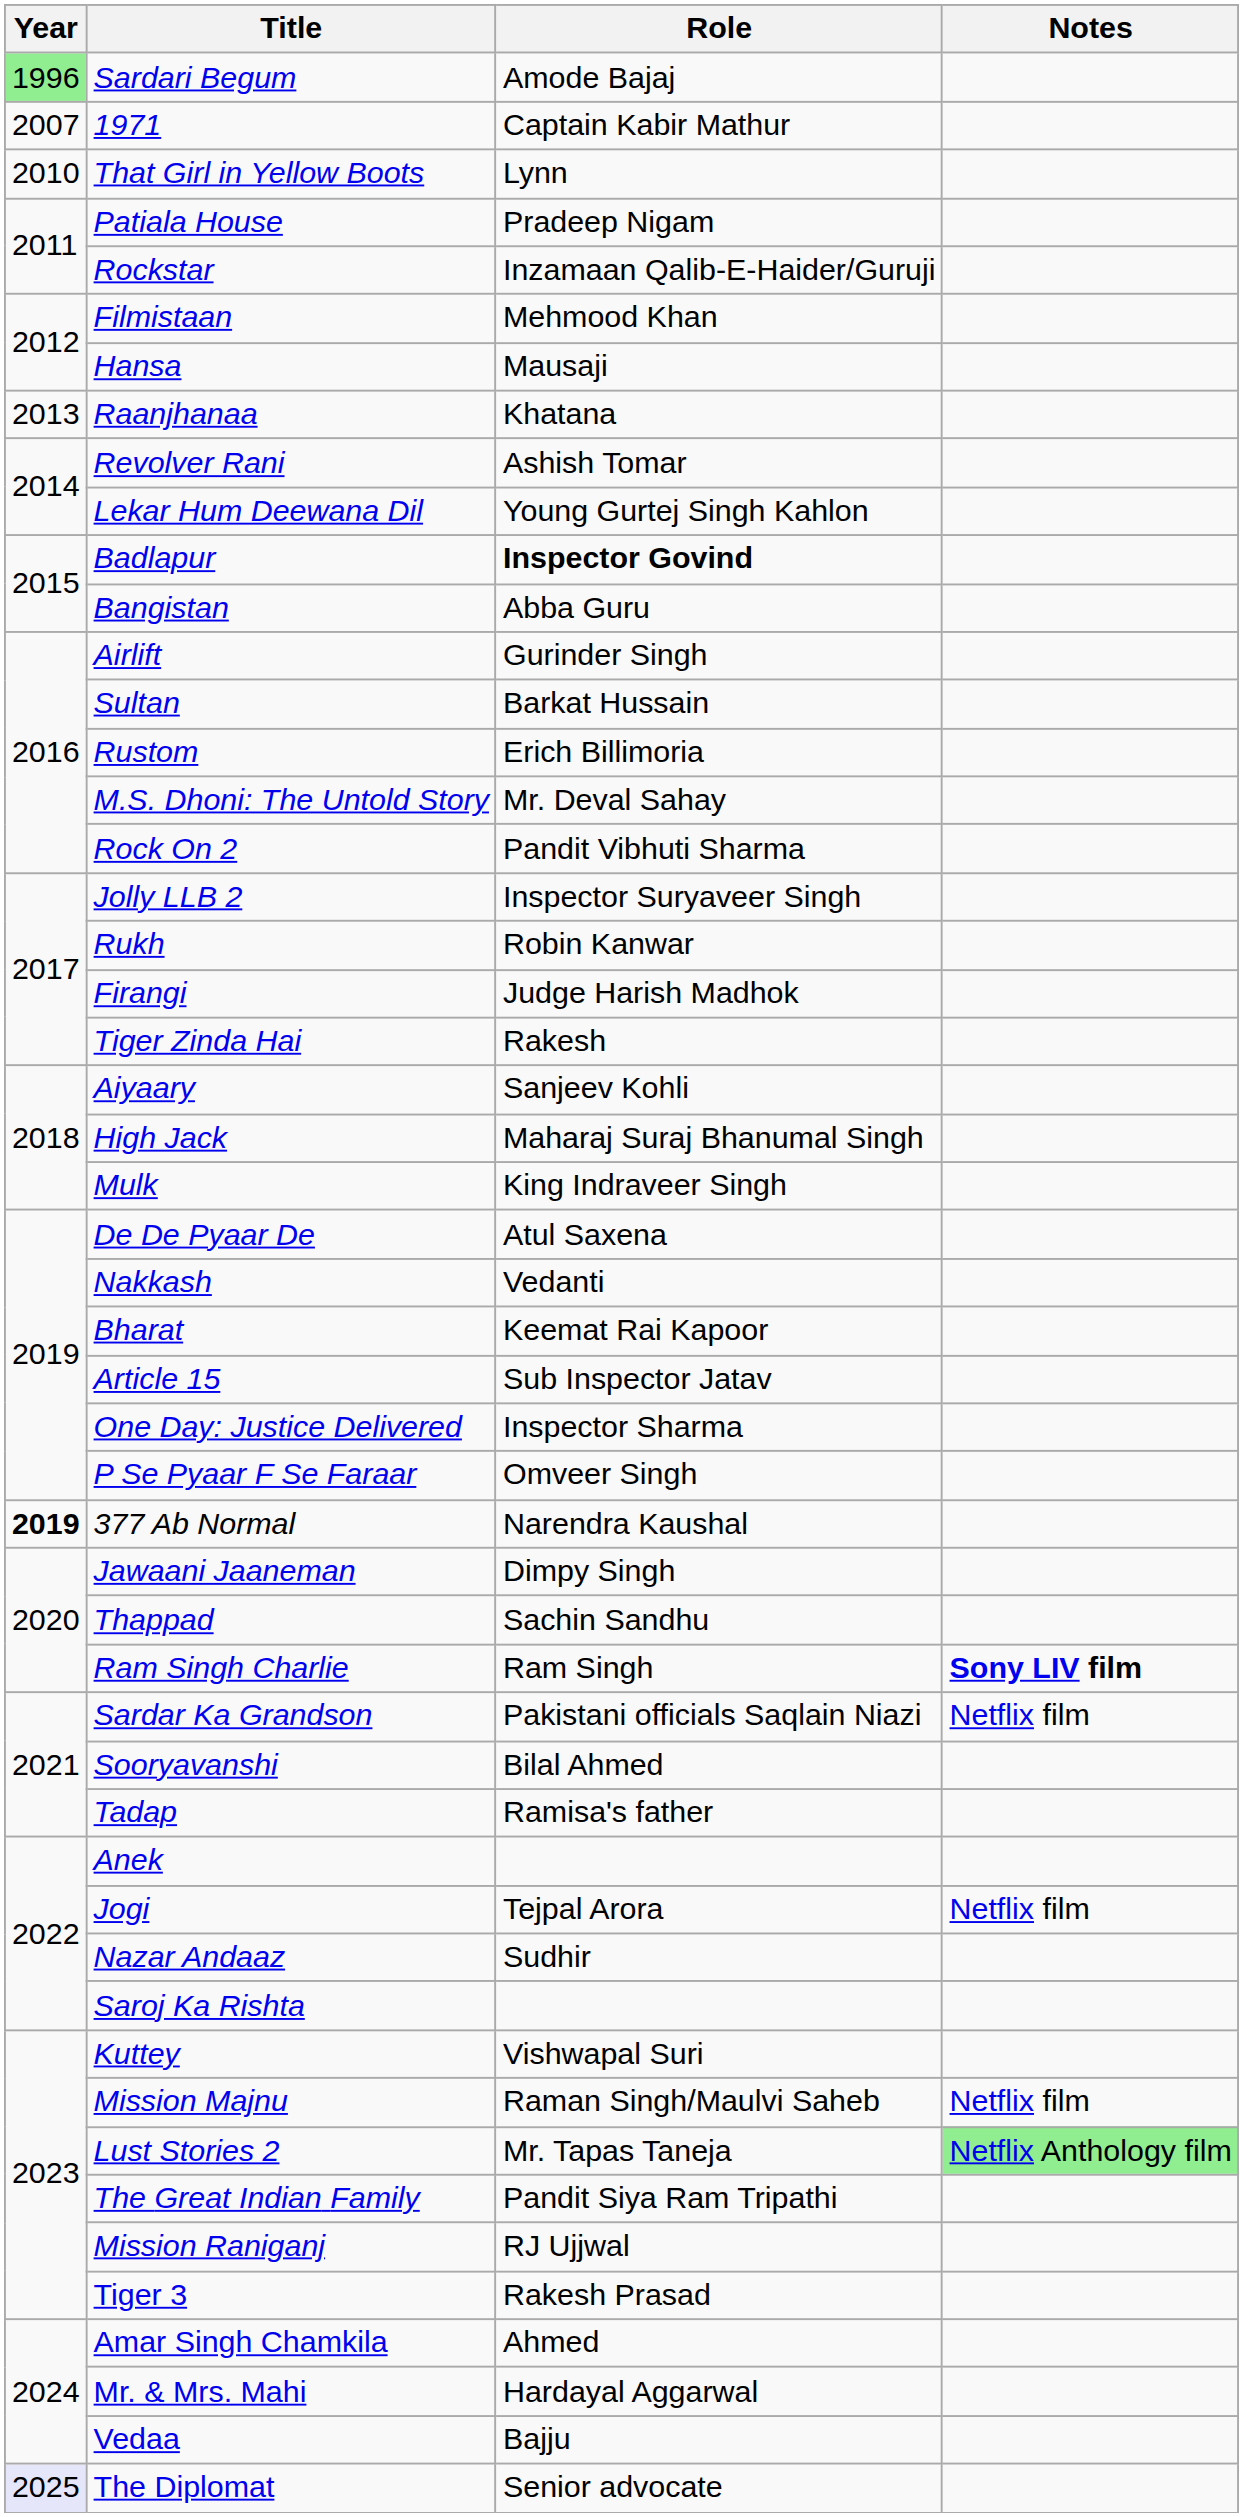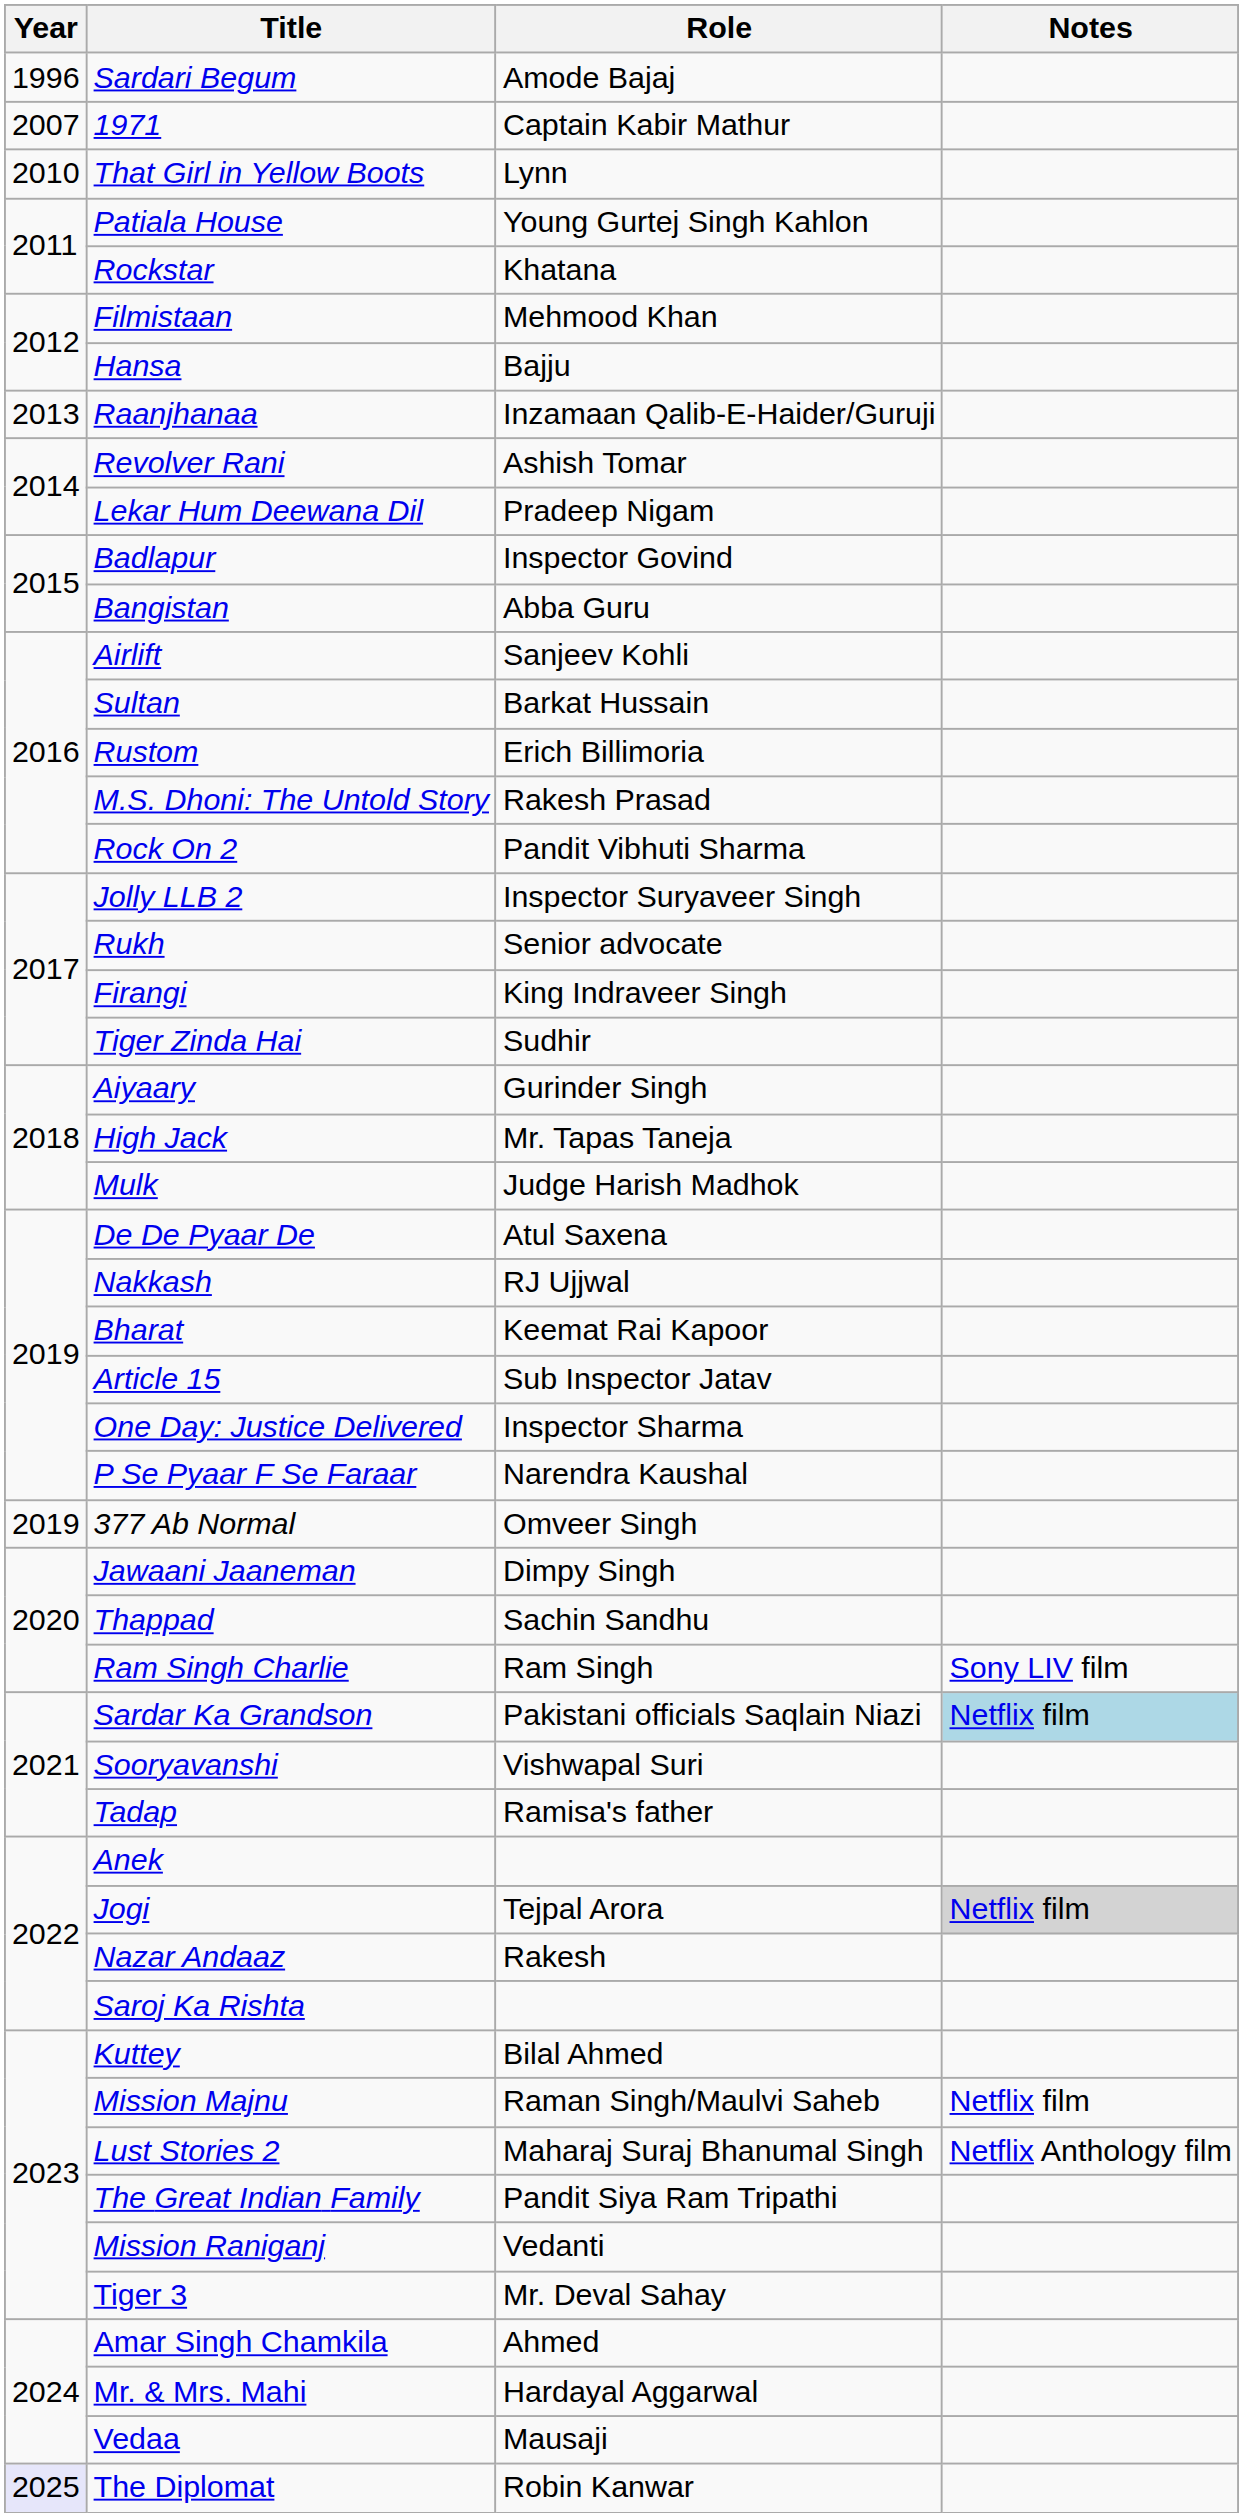(46, 76) lightgreen background -> (46, 76) no background
(609, 221) Pradeep Nigam -> (686, 221) Young Gurtej Singh Kahlon
(719, 269) Inzamaan Qalib-E-Haider/Guruji -> (560, 269) Khatana
(555, 366) Mausaji -> (537, 366) Bajju
(560, 414) Khatana -> (719, 414) Inzamaan Qalib-E-Haider/Guruji
(686, 510) Young Gurtej Singh Kahlon -> (609, 510) Pradeep Nigam
(628, 558) bold -> (618, 558) normal
(605, 655) Gurinder Singh -> (596, 655) Sanjeev Kohli
(615, 800) Mr. Deval Sahay -> (607, 800) Rakesh Prasad
(598, 944) Robin Kanwar -> (613, 944) Senior advocate
(651, 992) Judge Harish Madhok -> (645, 992) King Indraveer Singh
(555, 1041) Rakesh -> (547, 1041) Sudhir
(596, 1089) Sanjeev Kohli -> (605, 1089) Gurinder Singh
(713, 1137) Maharaj Suraj Bhanumal Singh -> (617, 1137) Mr. Tapas Taneja
(645, 1185) King Indraveer Singh -> (651, 1185) Judge Harish Madhok
(554, 1282) Vedanti -> (566, 1282) RJ Ujjwal
(600, 1474) Omveer Singh -> (626, 1474) Narendra Kaushal
(46, 1523) bold -> (46, 1523) normal
(626, 1523) Narendra Kaushal -> (600, 1523) Omveer Singh
(1046, 1667) bold -> (1039, 1667) normal
(1020, 1716) no background -> (1020, 1716) lightblue background
(583, 1764) Bilal Ahmed -> (603, 1764) Vishwapal Suri
(1020, 1908) no background -> (1020, 1908) lightgrey background
(547, 1957) Sudhir -> (555, 1957) Rakesh
(603, 2053) Vishwapal Suri -> (583, 2053) Bilal Ahmed
(617, 2149) Mr. Tapas Taneja -> (713, 2149) Maharaj Suraj Bhanumal Singh
(1091, 2149) lightgreen background -> (1091, 2149) no background
(566, 2246) RJ Ujjwal -> (554, 2246) Vedanti
(607, 2294) Rakesh Prasad -> (615, 2294) Mr. Deval Sahay
(537, 2439) Bajju -> (555, 2439) Mausaji
(613, 2487) Senior advocate -> (598, 2487) Robin Kanwar
